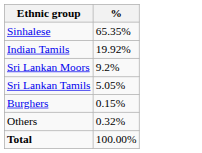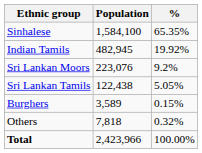+ column: (122, 13)
